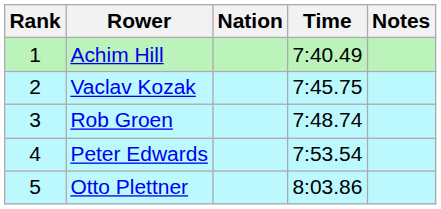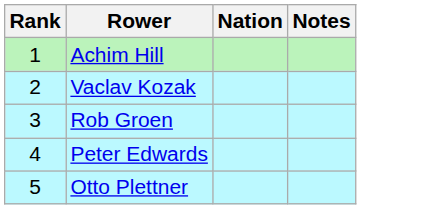- column: (327, 21)
